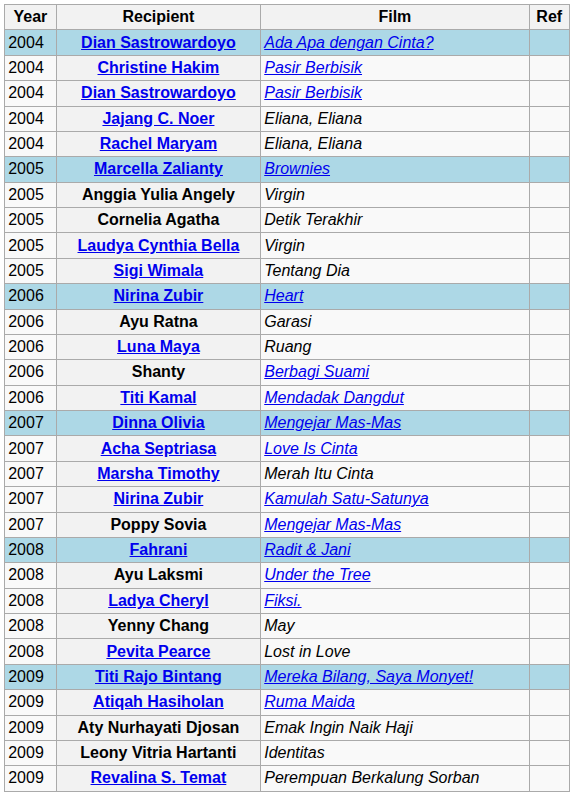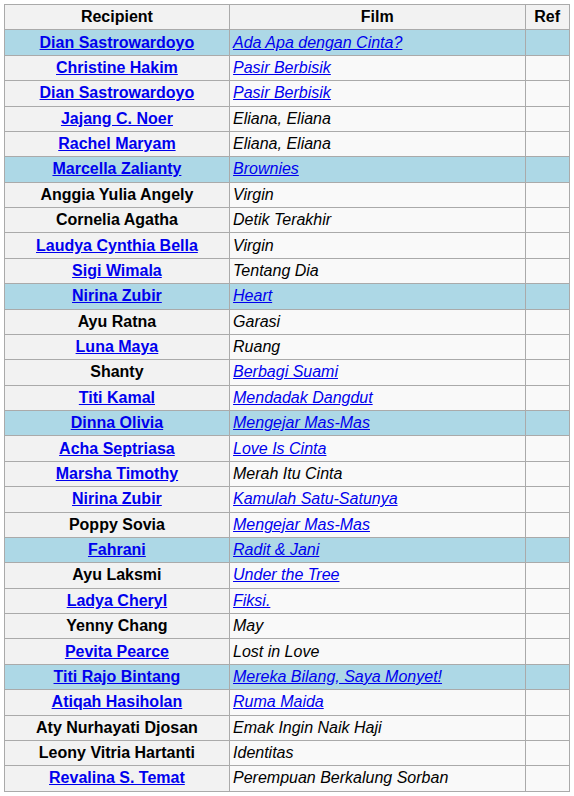- column: (30, 17)
